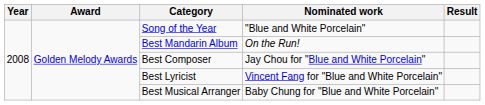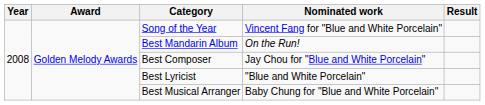(305, 28) "Blue and White Porcelain" -> (344, 28) Vincent Fang for "Blue and White Porcelain"
(344, 76) Vincent Fang for "Blue and White Porcelain" -> (305, 76) "Blue and White Porcelain"
